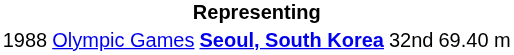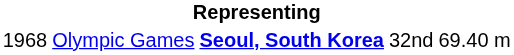(25, 40) 1988 -> (25, 40) 1968
